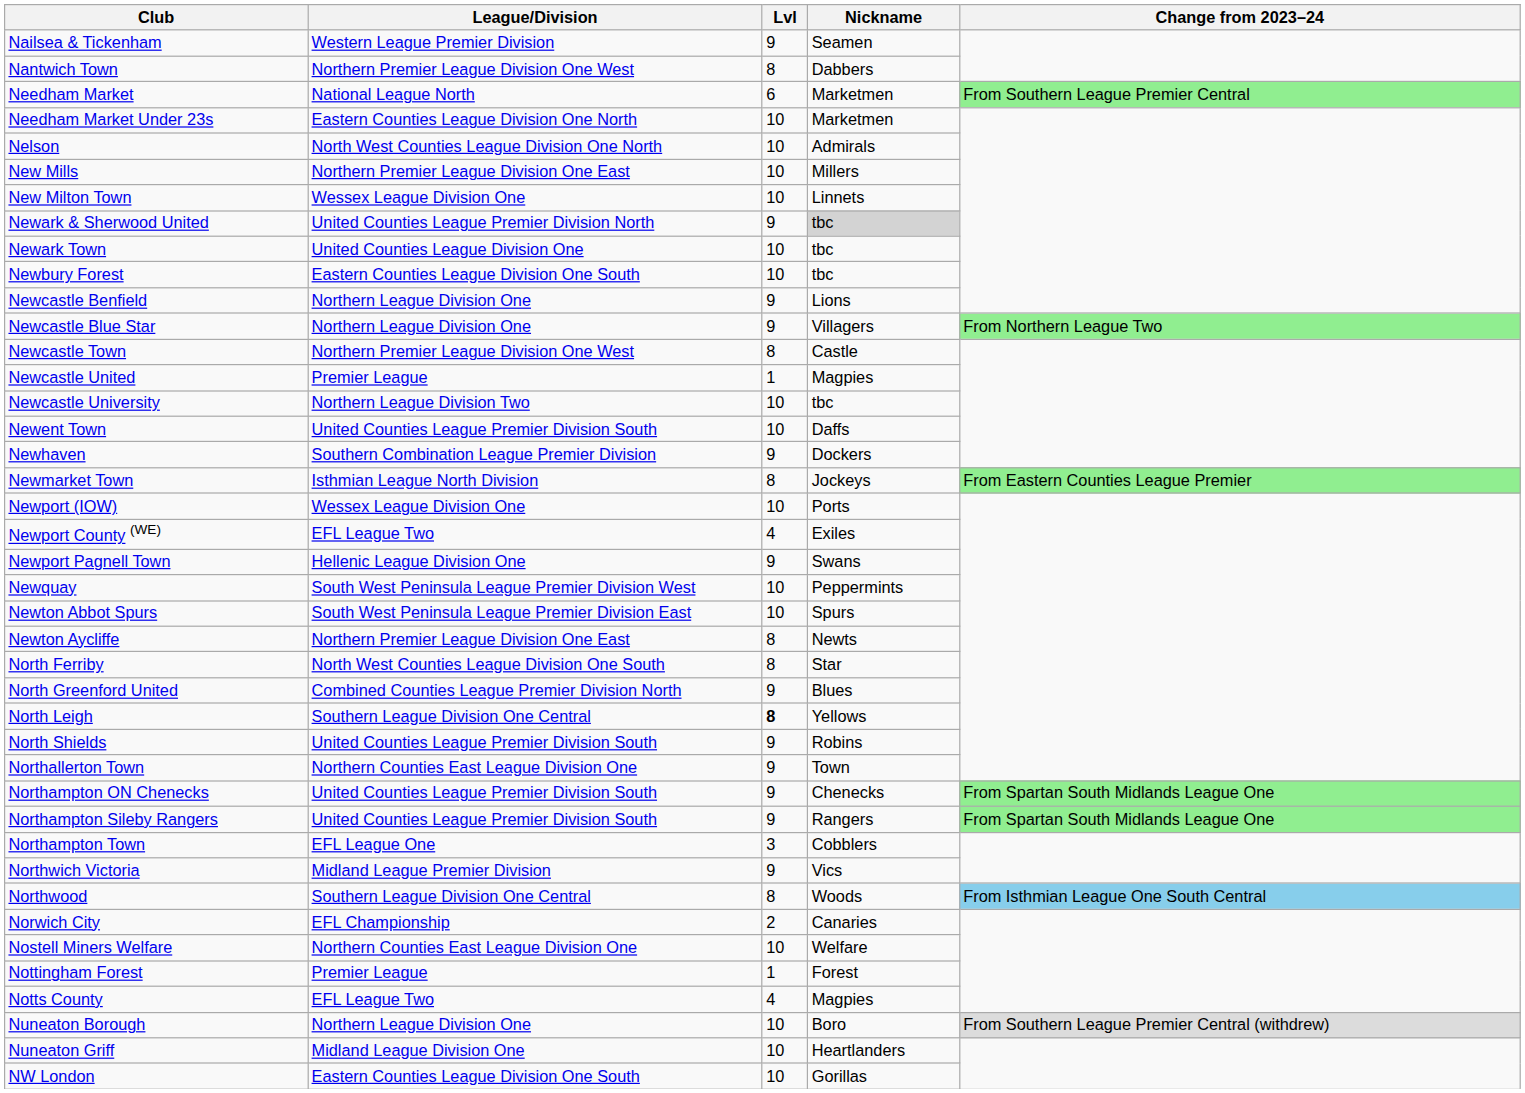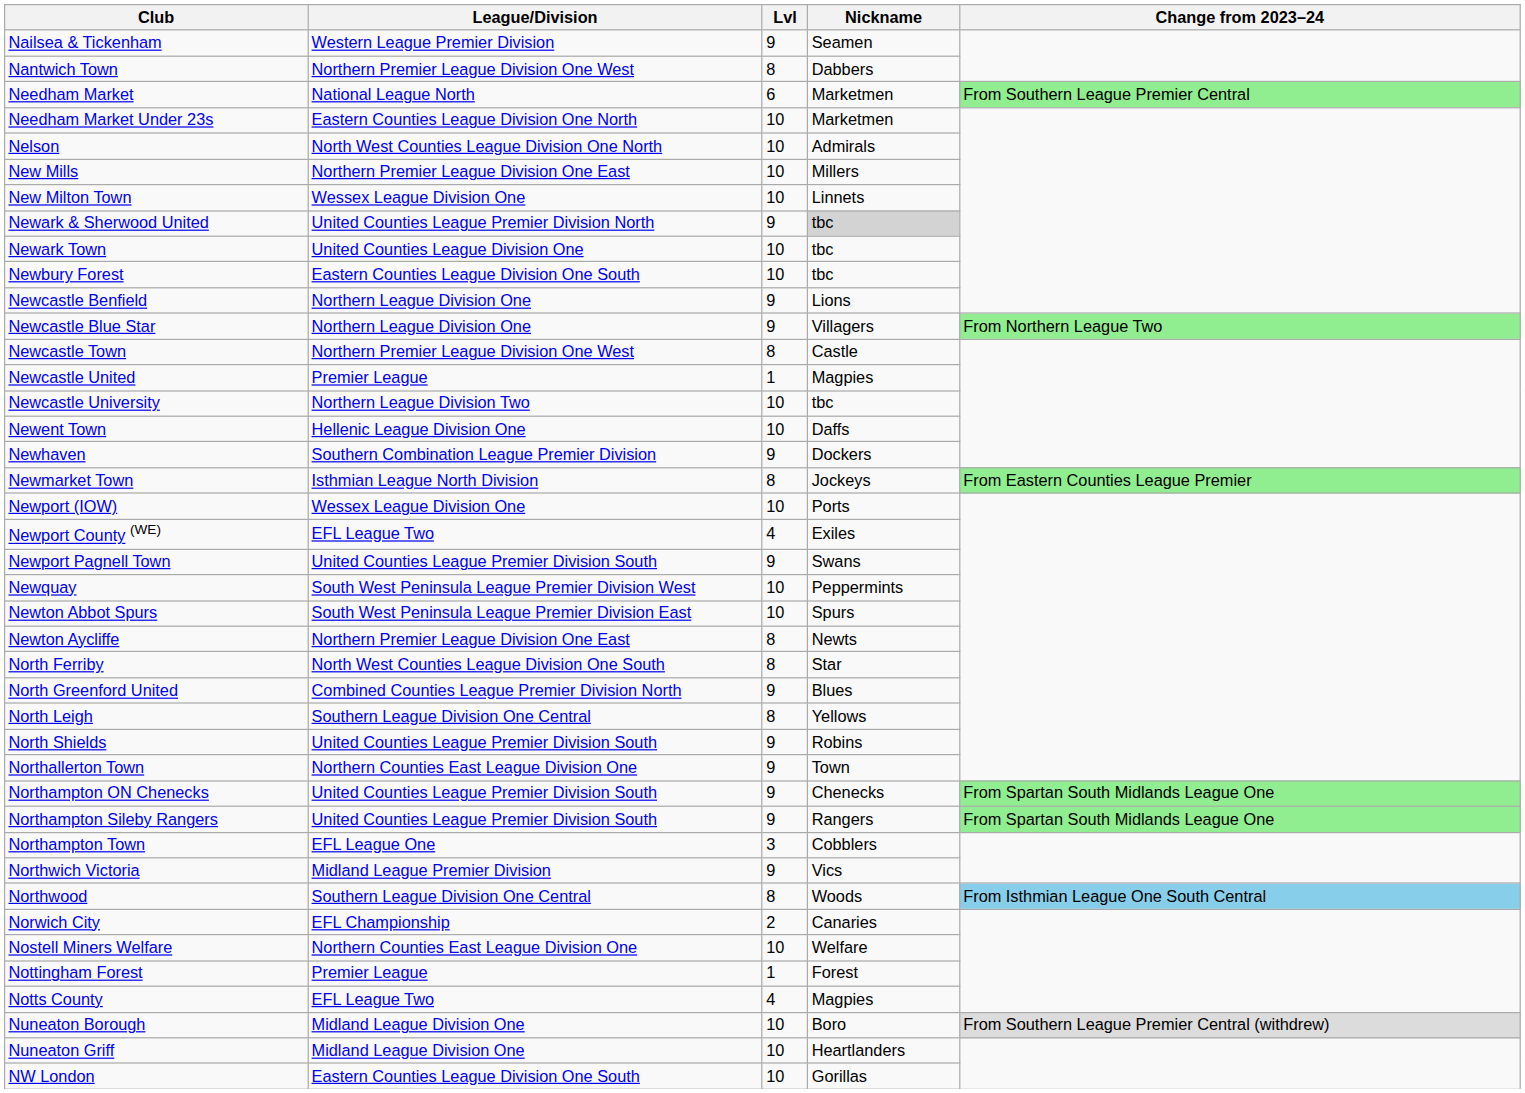(484, 429) United Counties League Premier Division South -> (419, 429) Hellenic League Division One
(419, 562) Hellenic League Division One -> (484, 562) United Counties League Premier Division South
(771, 716) bold -> (771, 716) normal
(421, 1025) Northern League Division One -> (418, 1025) Midland League Division One
